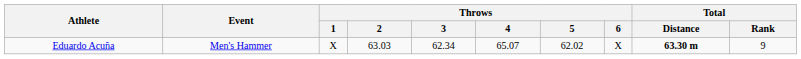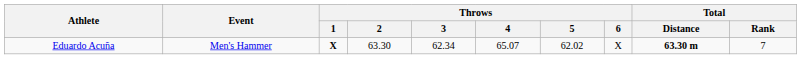(333, 46) normal -> (333, 46) bold
(379, 46) 63.03 -> (379, 46) 63.30
(763, 46) 9 -> (763, 46) 7
